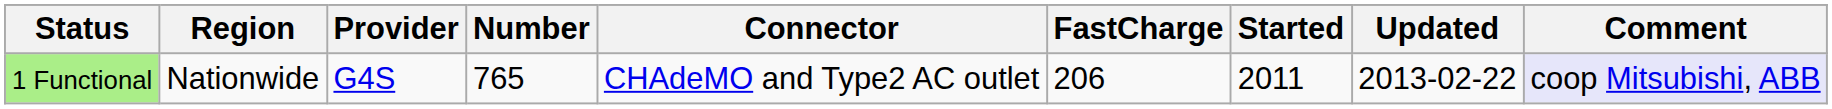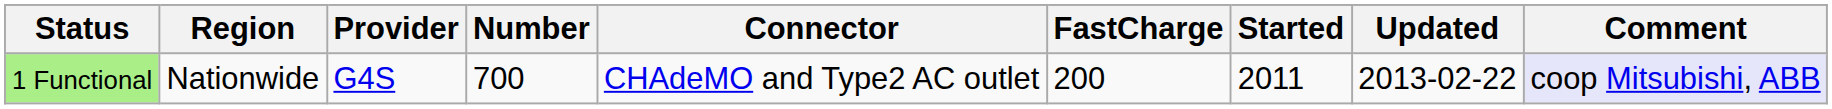(499, 77) 765 -> (499, 77) 700
(1079, 77) 206 -> (1079, 77) 200
